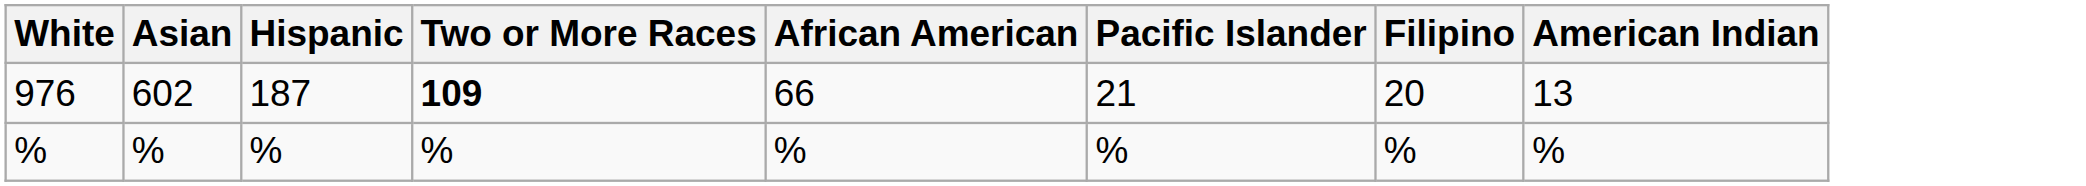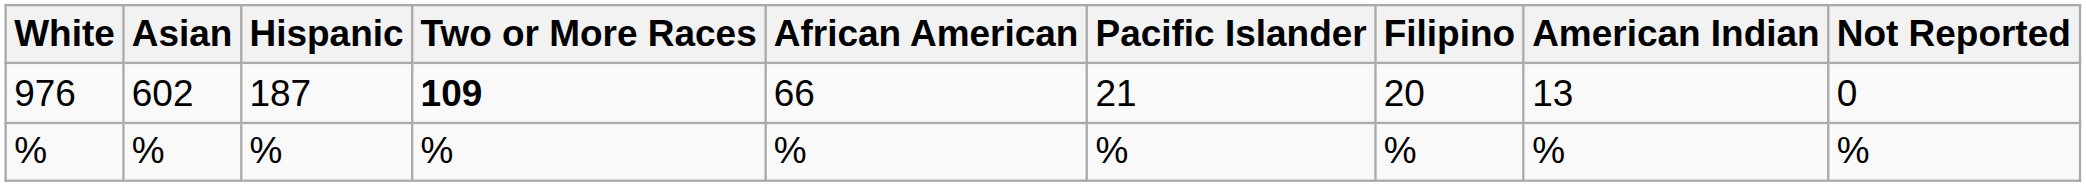+ column: (1954, 33)
